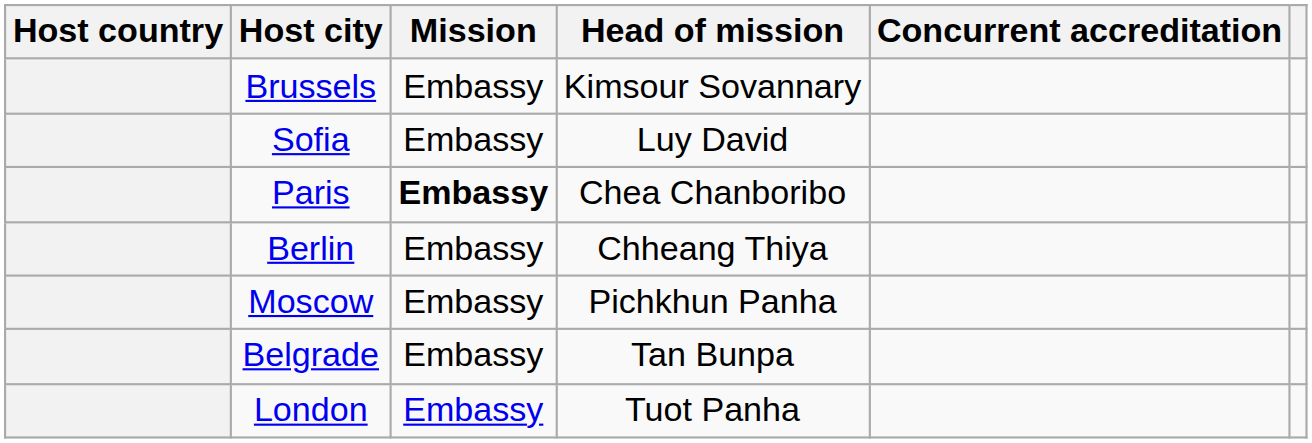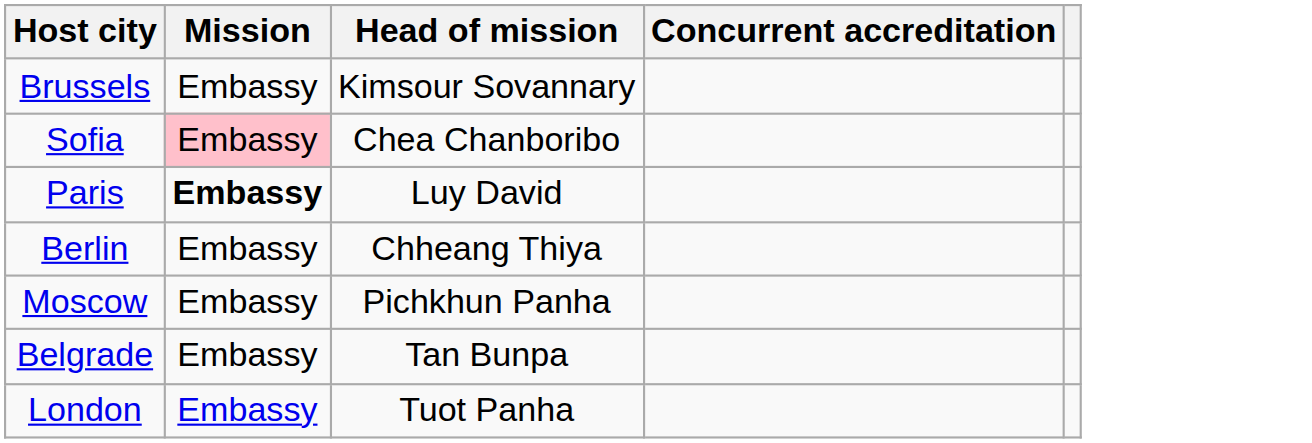- column: (118, 31)
(473, 139) no background -> (247, 139) pink background
(713, 139) Luy David -> (487, 139) Chea Chanboribo
(713, 193) Chea Chanboribo -> (487, 193) Luy David
